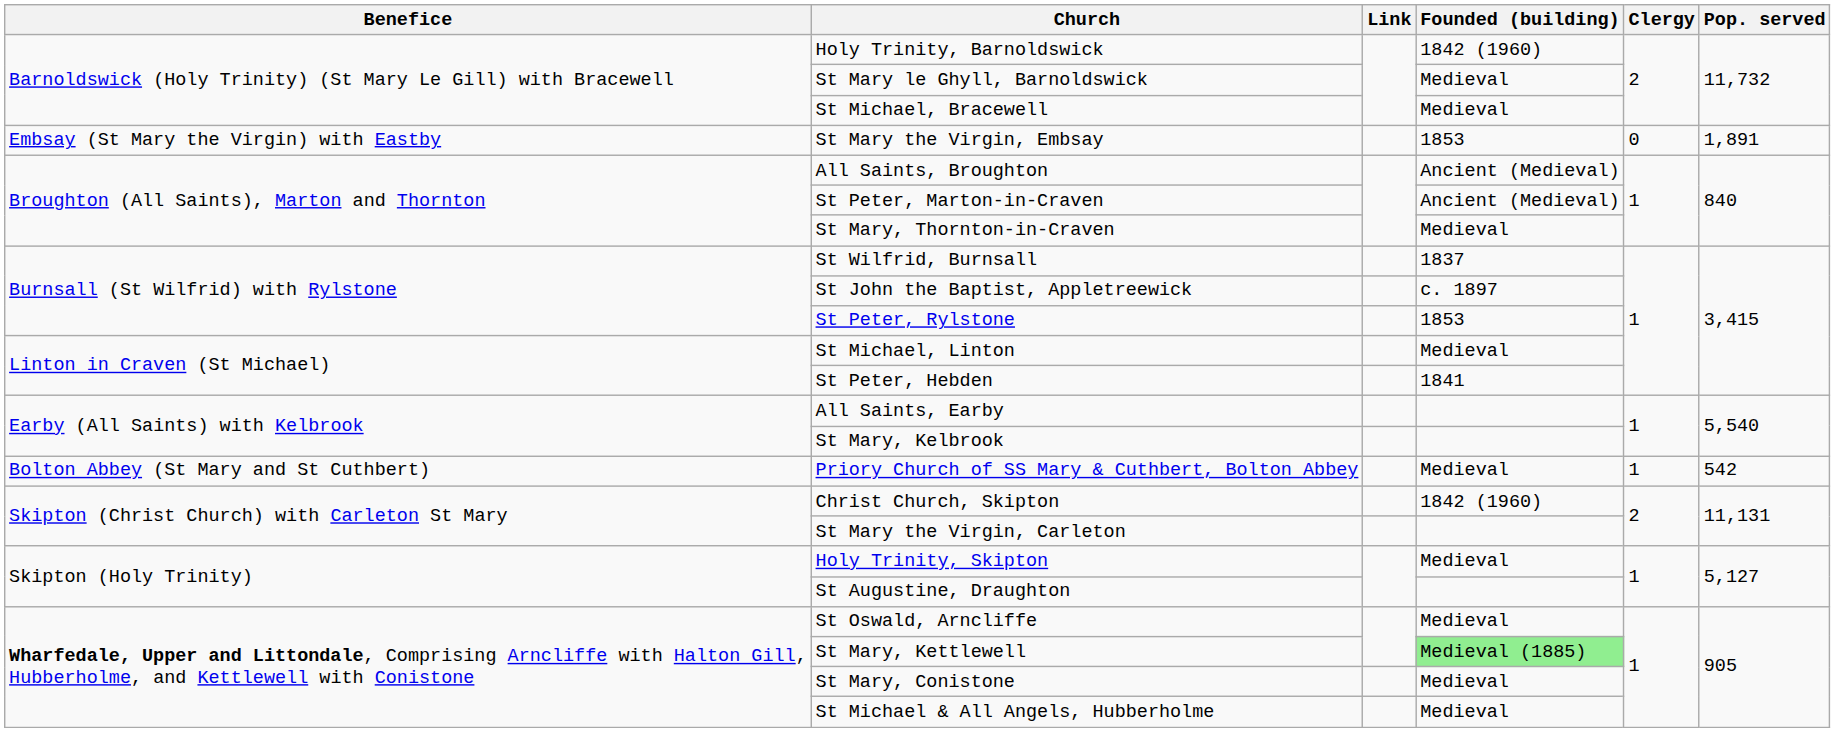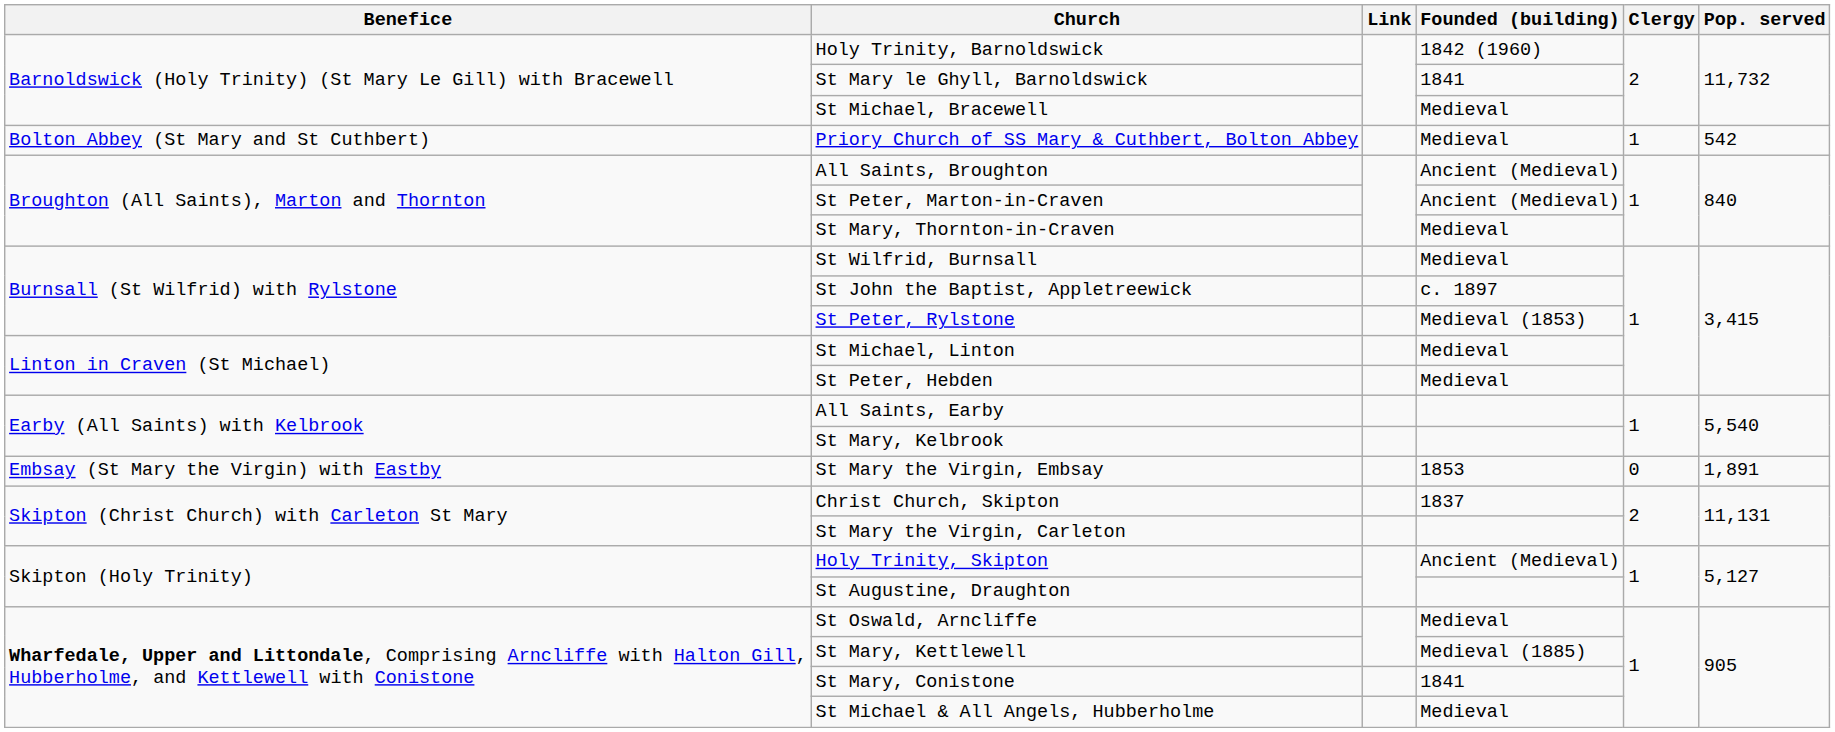(1465, 80) Medieval -> (1442, 80) 1841
rows swapped: (1087, 471) <-> (960, 140)
(1442, 260) 1837 -> (1465, 260) Medieval
(1442, 321) 1853 -> (1503, 321) Medieval (1853)
(1442, 381) 1841 -> (1465, 381) Medieval
(1481, 501) 1842 (1960) -> (1442, 501) 1837
(1465, 561) Medieval -> (1520, 561) Ancient (Medieval)
(1503, 652) lightgreen background -> (1503, 652) no background
(1465, 682) Medieval -> (1442, 682) 1841
